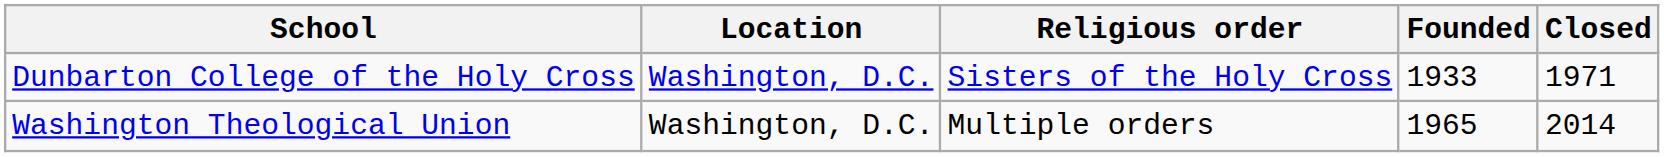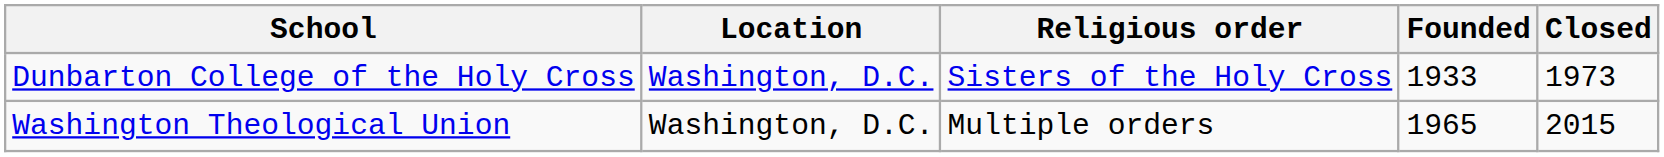(1581, 78) 1971 -> (1581, 78) 1973
(1581, 126) 2014 -> (1581, 126) 2015
